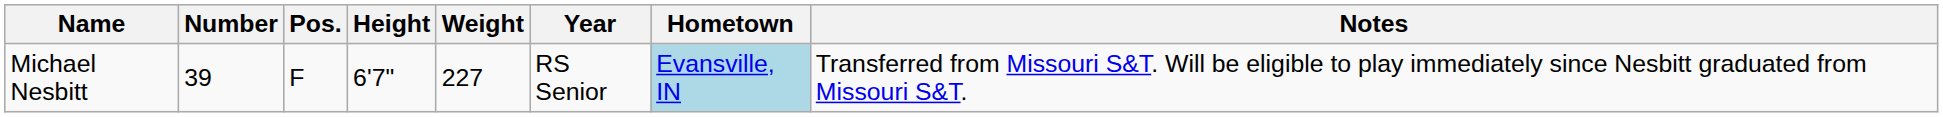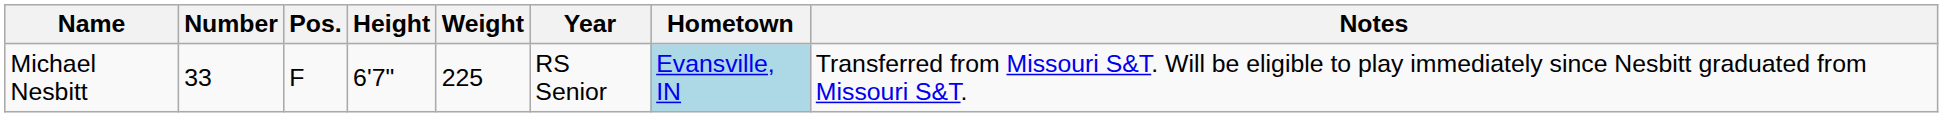(198, 77) 39 -> (198, 77) 33
(462, 77) 227 -> (462, 77) 225
